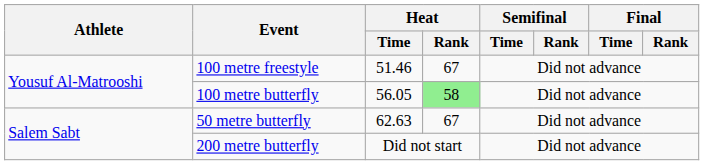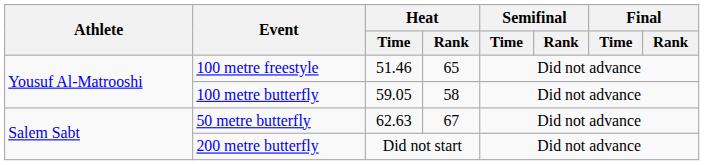(451, 68) 67 -> (451, 68) 65
(394, 94) 56.05 -> (394, 94) 59.05
(451, 94) lightgreen background -> (451, 94) no background
